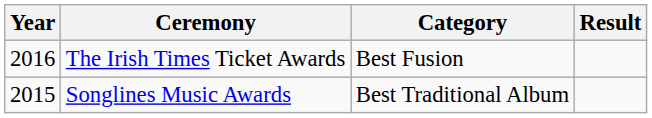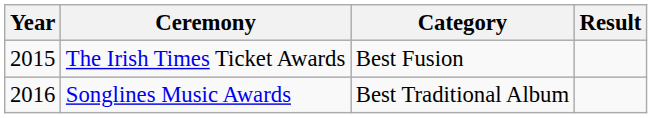(33, 58) 2016 -> (33, 58) 2015
(33, 94) 2015 -> (33, 94) 2016
